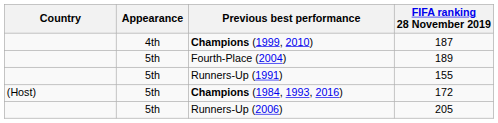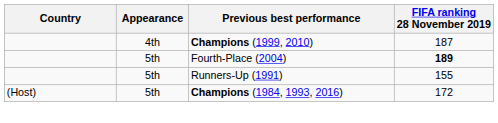(444, 59) normal -> (444, 59) bold
- row: (237, 110)
